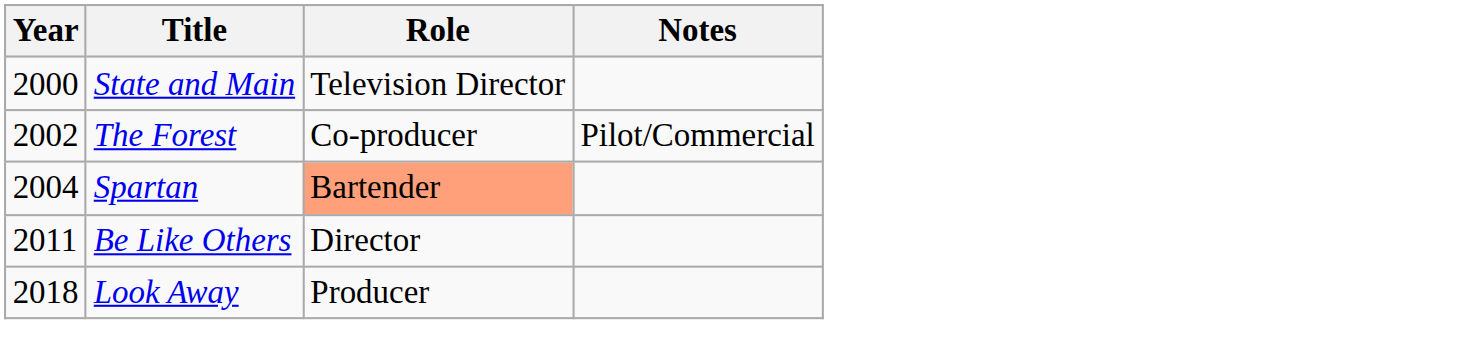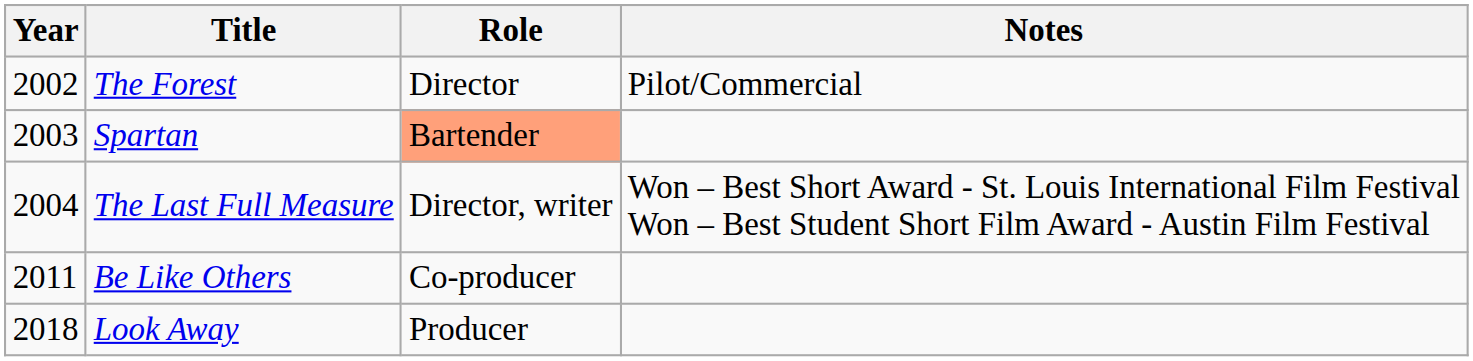- row: (194, 82)
(394, 135) Co-producer -> (464, 82) Director
(46, 187) 2004 -> (46, 135) 2003
+ row: (244, 205)
(365, 239) Director -> (492, 276) Co-producer
